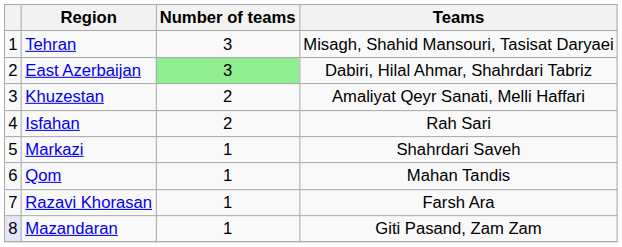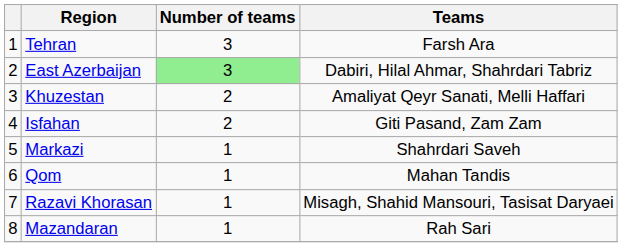(459, 44) Misagh, Shahid Mansouri, Tasisat Daryaei -> (459, 44) Farsh Ara
(458, 123) Rah Sari -> (459, 123) Giti Pasand, Zam Zam
(459, 202) Farsh Ara -> (459, 202) Misagh, Shahid Mansouri, Tasisat Daryaei
(13, 228) lavender background -> (13, 228) no background
(459, 228) Giti Pasand, Zam Zam -> (458, 228) Rah Sari
